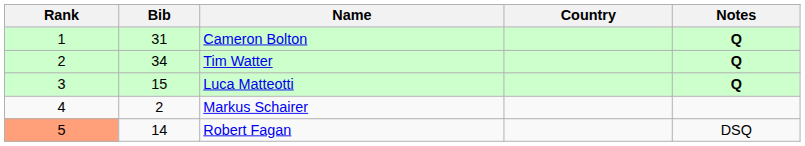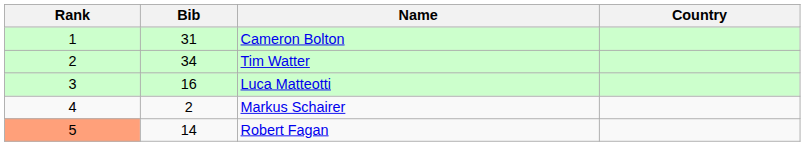- column: (736, 15)
(159, 84) 15 -> (189, 84) 16
